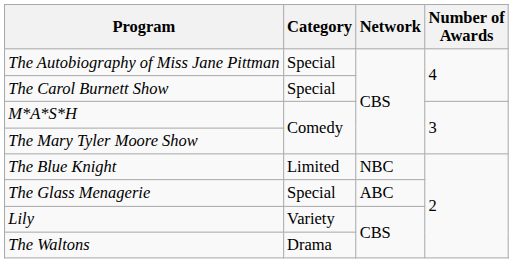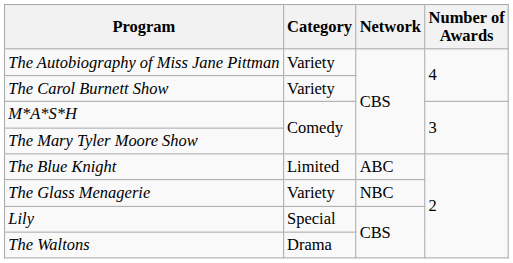(311, 62) Special -> (311, 62) Variety
(311, 88) Special -> (311, 88) Variety
(377, 166) NBC -> (377, 166) ABC
(311, 192) Special -> (311, 192) Variety
(377, 192) ABC -> (377, 192) NBC
(311, 219) Variety -> (311, 219) Special
